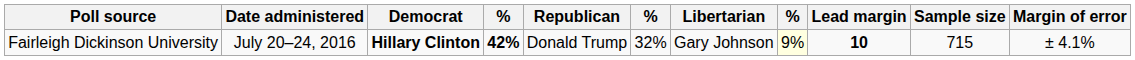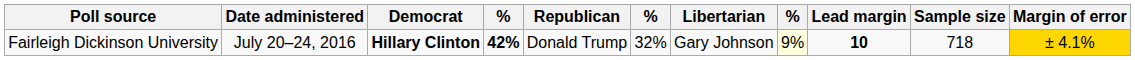(960, 42) 715 -> (960, 42) 718
(1070, 42) no background -> (1070, 42) gold background
